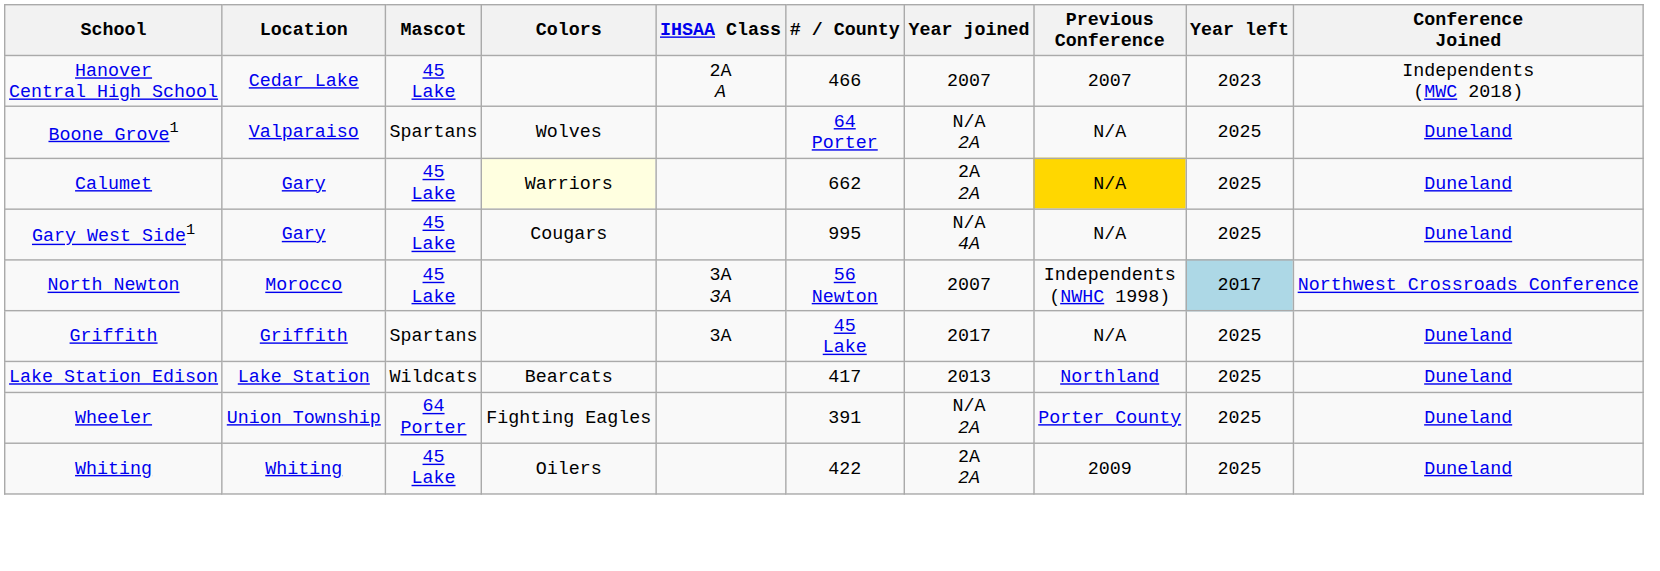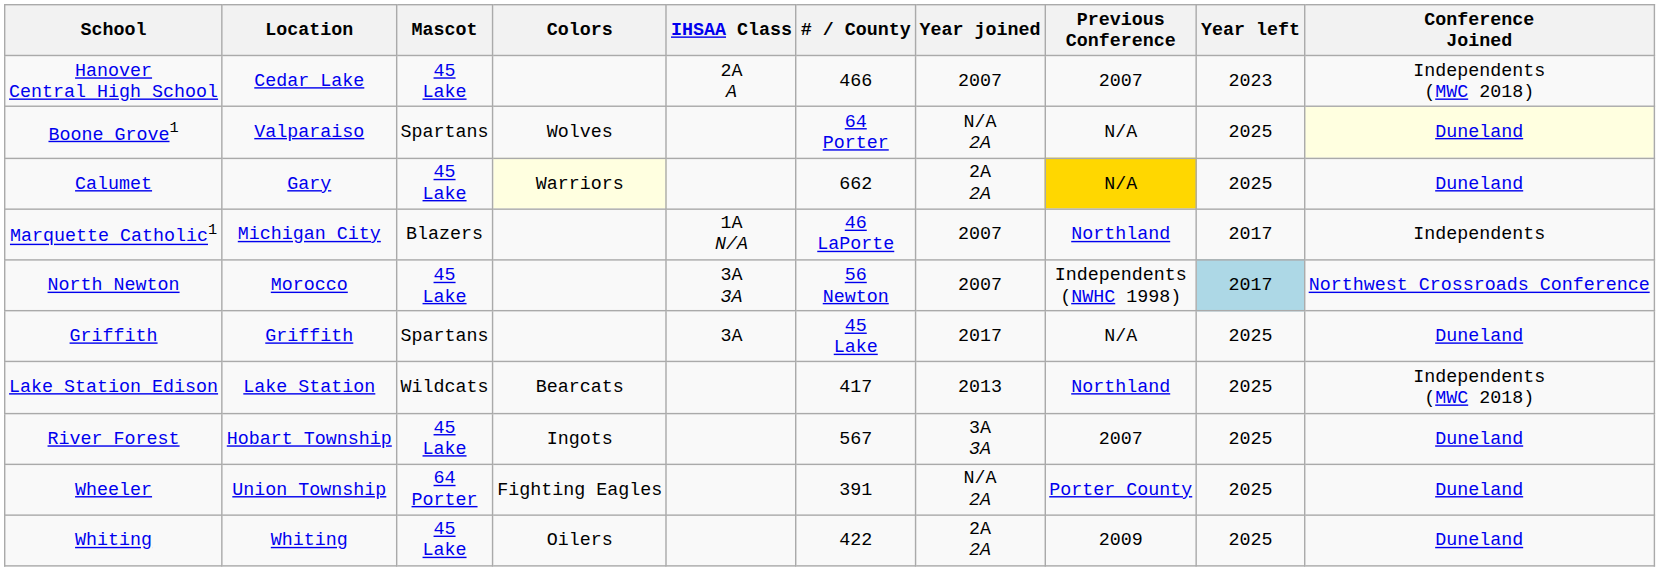(1468, 132) no background -> (1479, 132) lightyellow background
- row: (114, 234)
+ row: (114, 234)
(1468, 377) Duneland -> (1479, 387) Independents (MWC 2018)
+ row: (114, 438)
